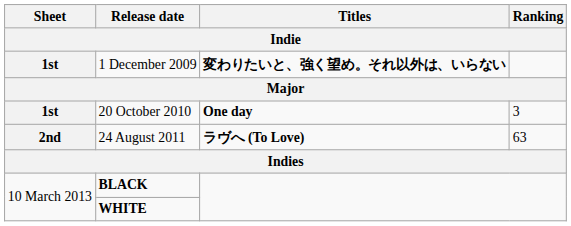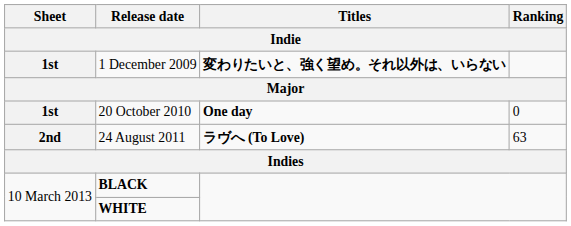(516, 112) 3 -> (516, 112) 0
